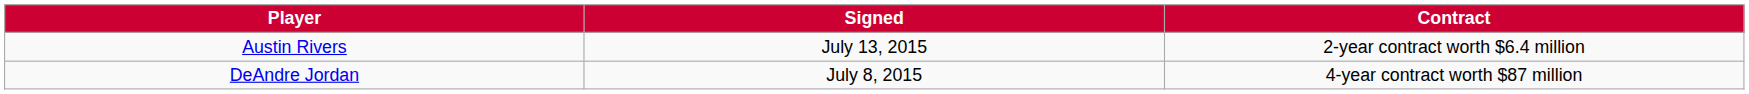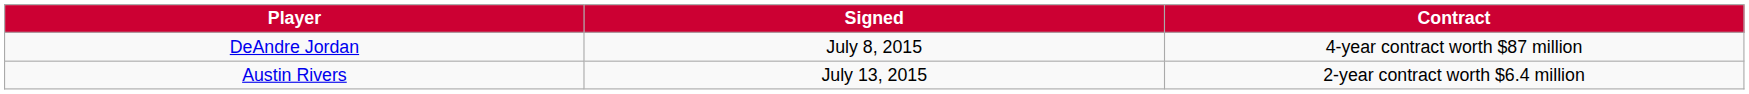rows swapped: (294, 74) <-> (294, 46)
